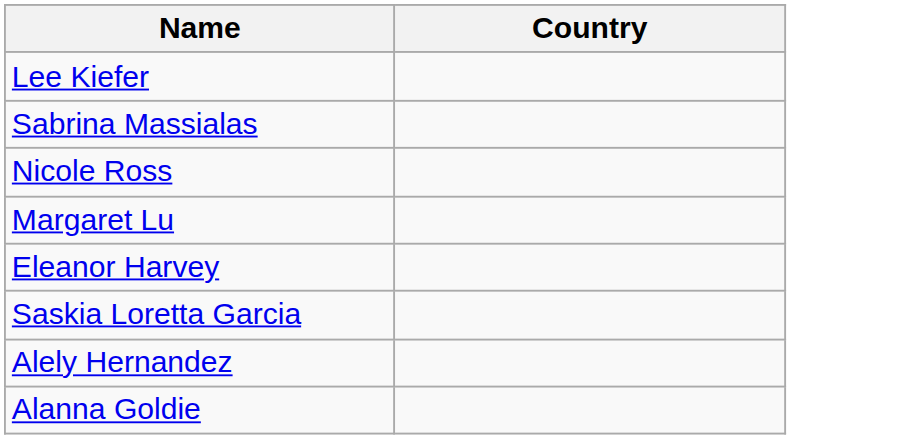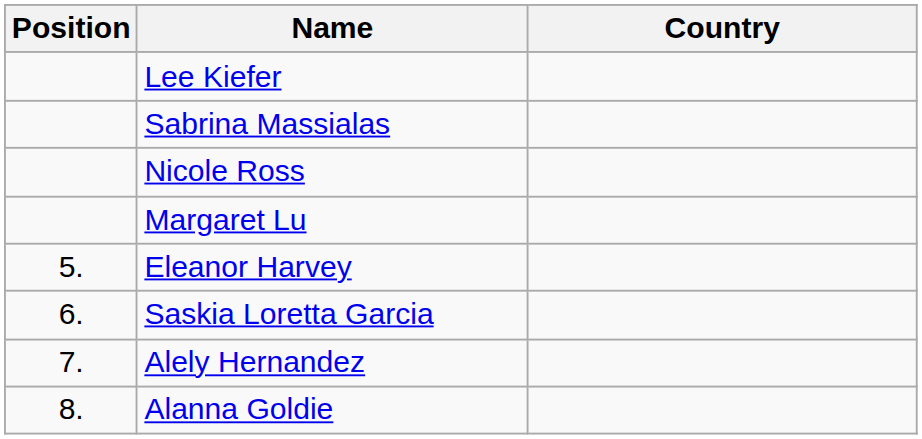+ column: (71, 28)
